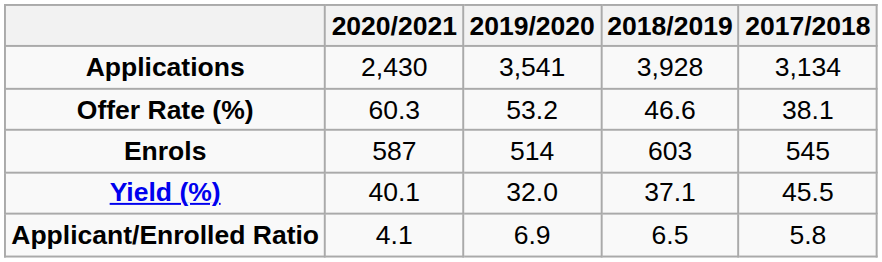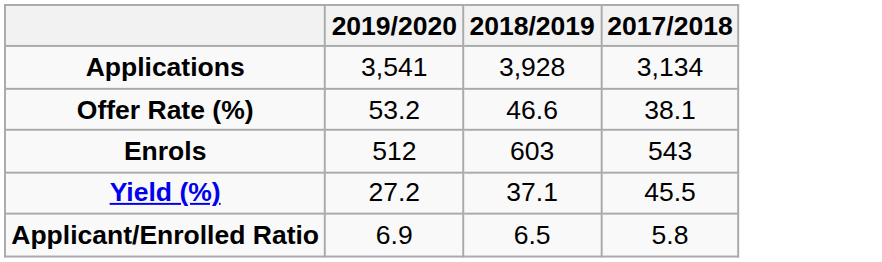- column: (394, 25)
(532, 151) 514 -> (394, 151) 512
(808, 151) 545 -> (670, 151) 543
(532, 193) 32.0 -> (394, 193) 27.2
